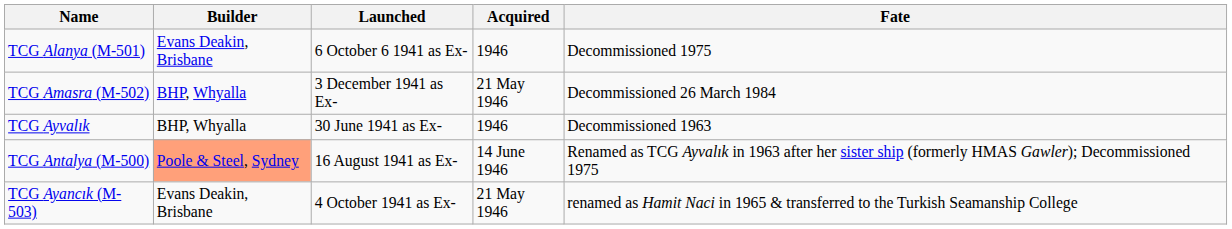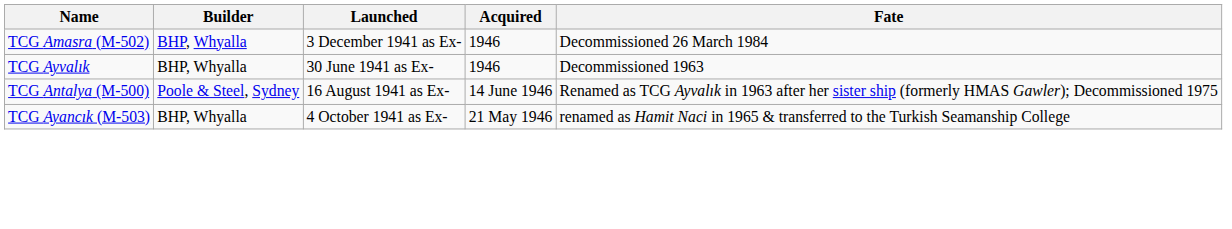- row: (76, 50)
(501, 93) 21 May 1946 -> (484, 41) 1946
(228, 160) lightsalmon background -> (228, 91) no background
(203, 203) Evans Deakin, Brisbane -> (202, 116) BHP, Whyalla
